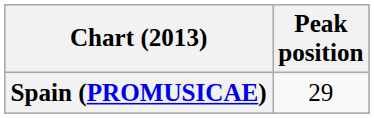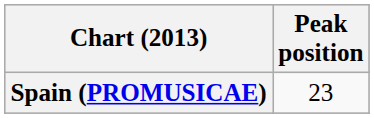(321, 92) 29 -> (321, 92) 23
